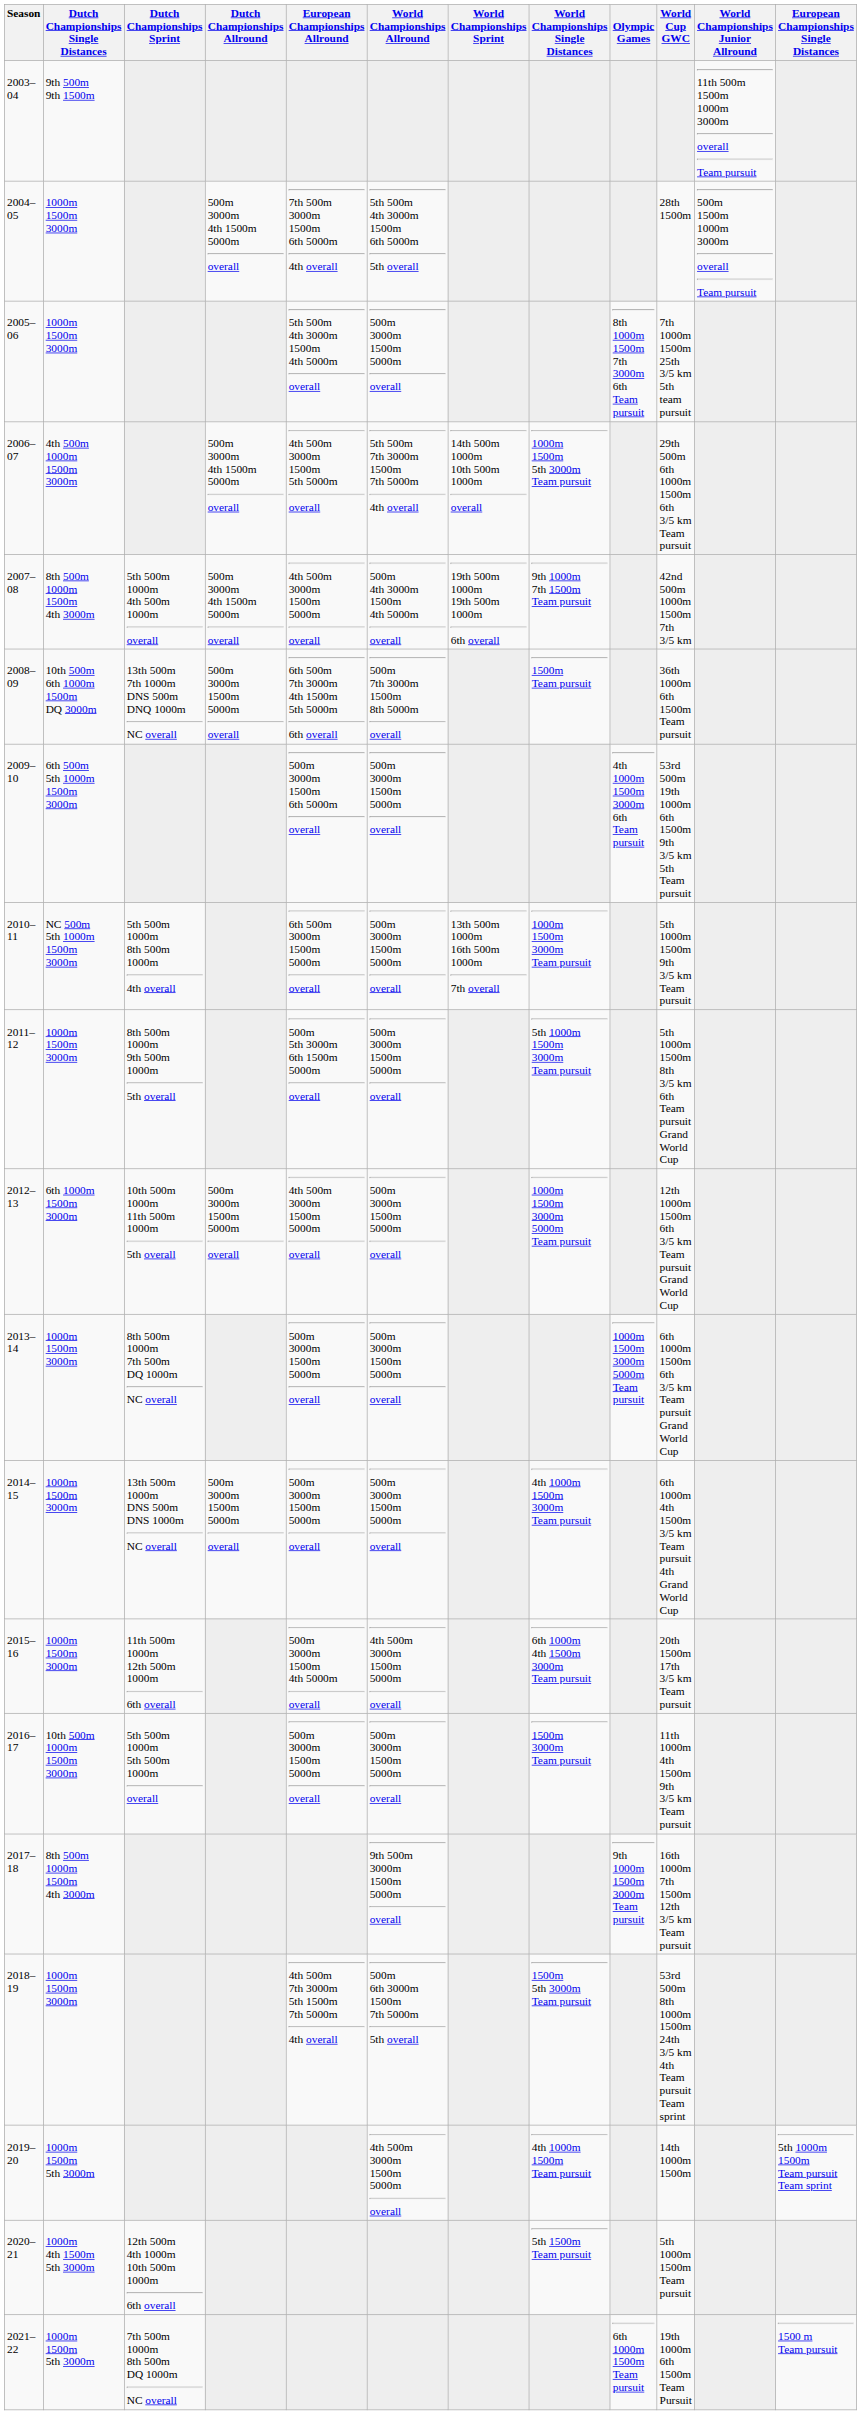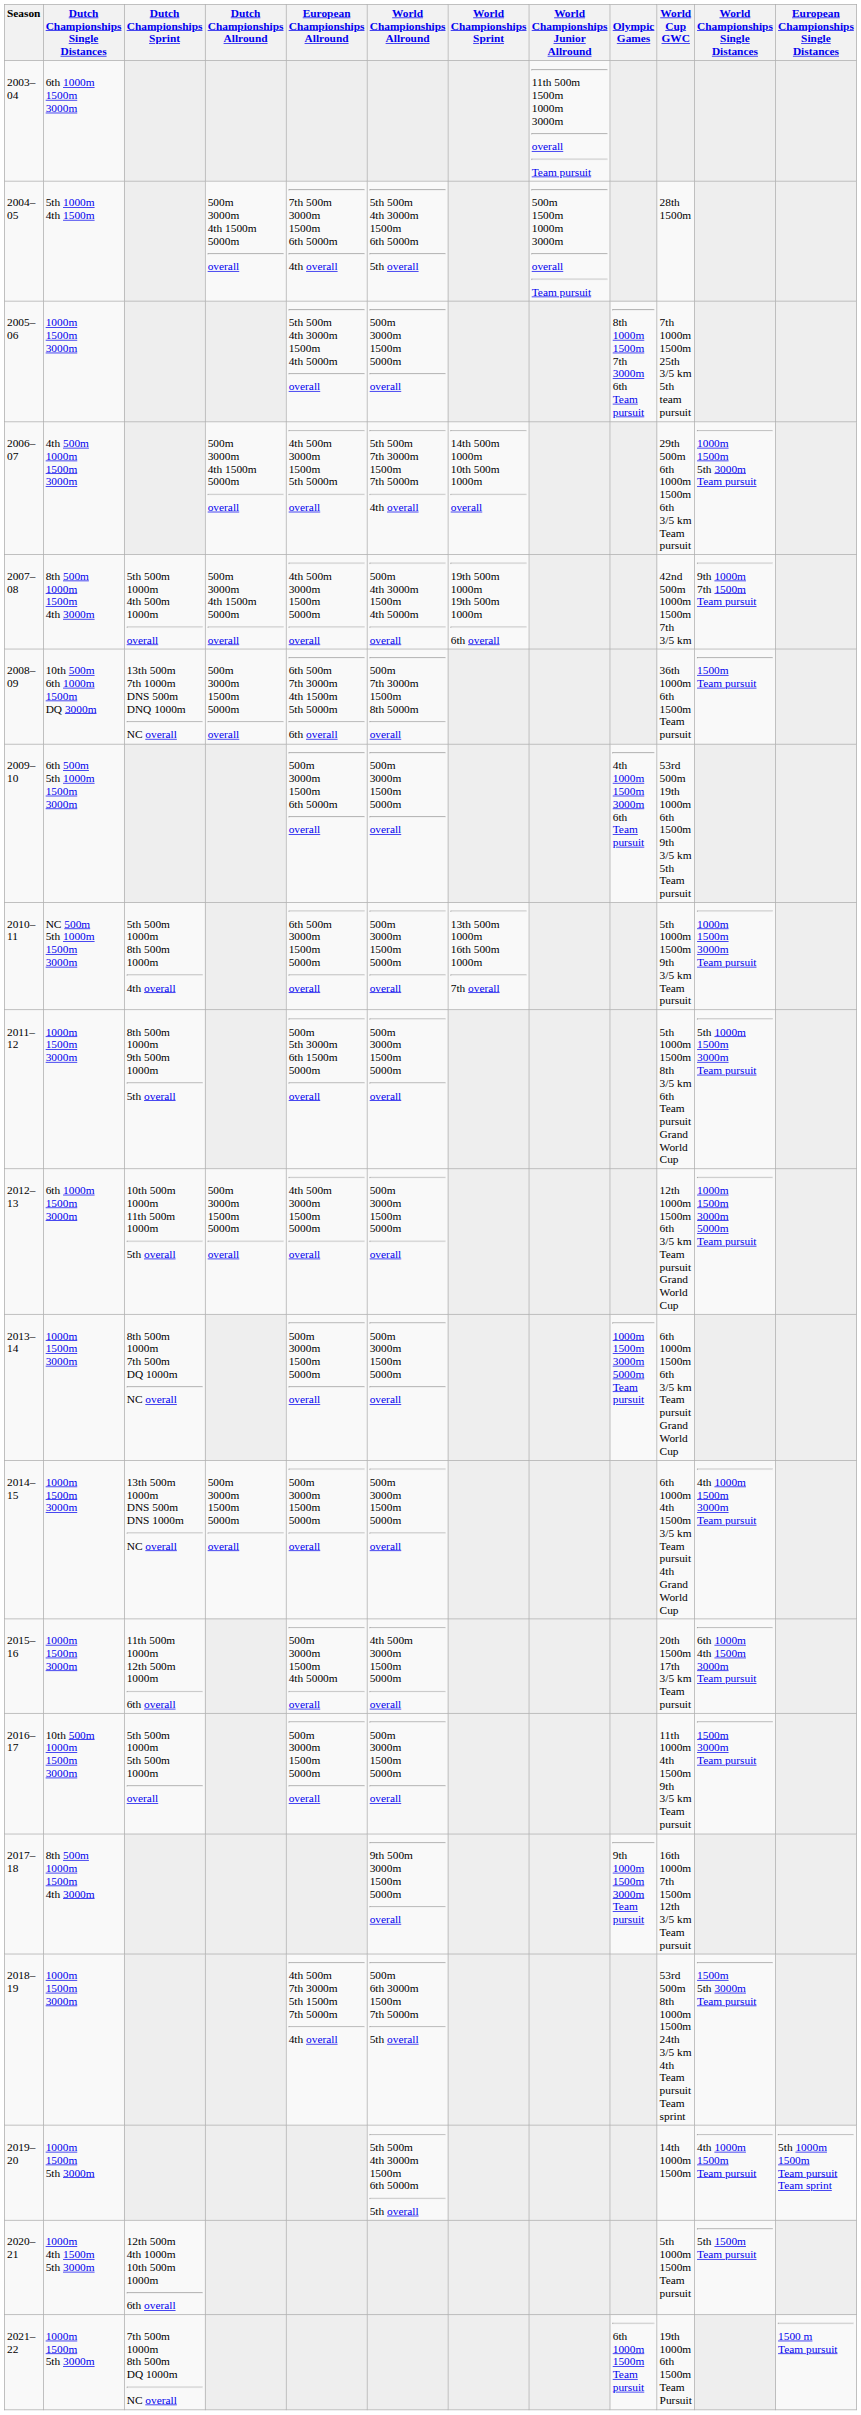columns swapped: (570, 32) <-> (735, 32)
(70, 89) 9th 500m 9th 1500m -> (70, 95) 6th 1000m 1500m 3000m
(61, 215) 1000m 1500m 3000m -> (70, 209) 5th 1000m 4th 1500m
(408, 2175) 4th 500m 3000m 1500m 5000m overall -> (408, 2175) 5th 500m 4th 3000m 1500m 6th 5000m 5th overall
